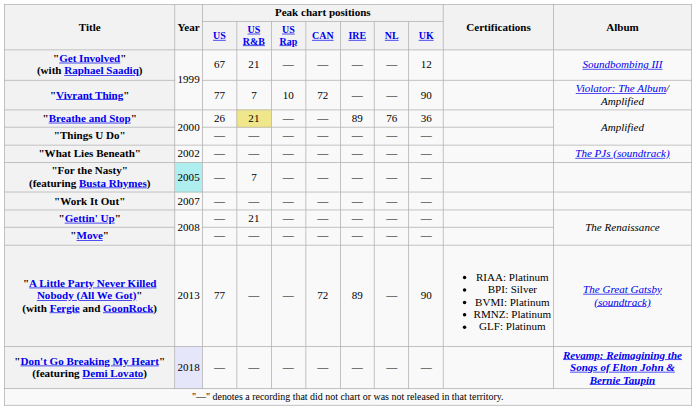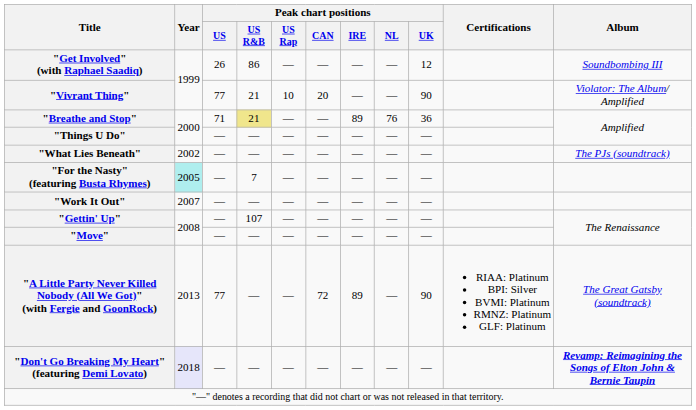(219, 65) 67 -> (219, 65) 26
(254, 65) 21 -> (254, 65) 86
(254, 95) 7 -> (254, 95) 21
(323, 95) 72 -> (323, 95) 20
(219, 118) 26 -> (219, 118) 71
(254, 218) 21 -> (254, 218) 107
